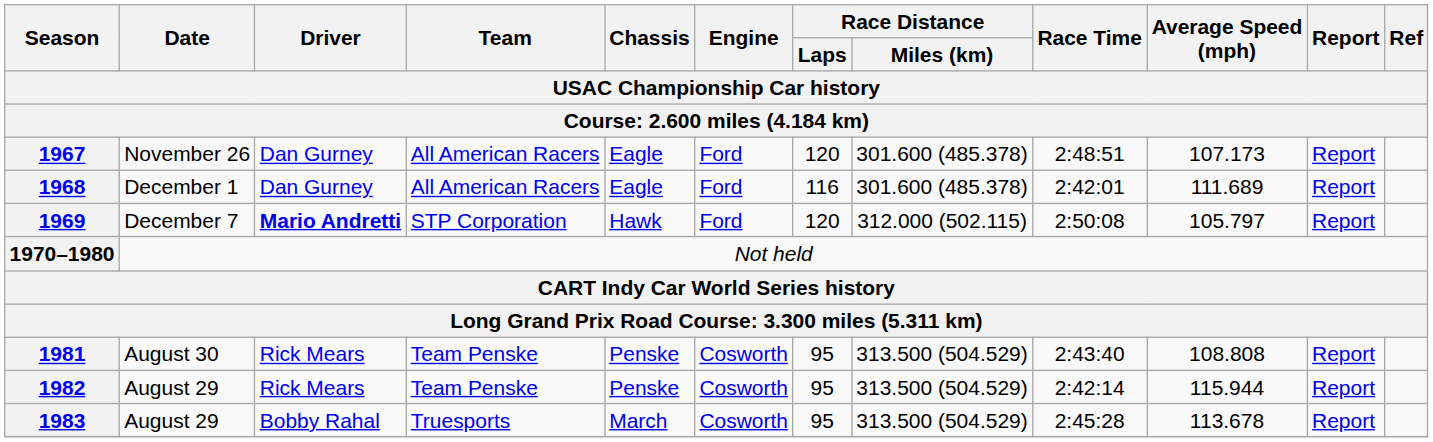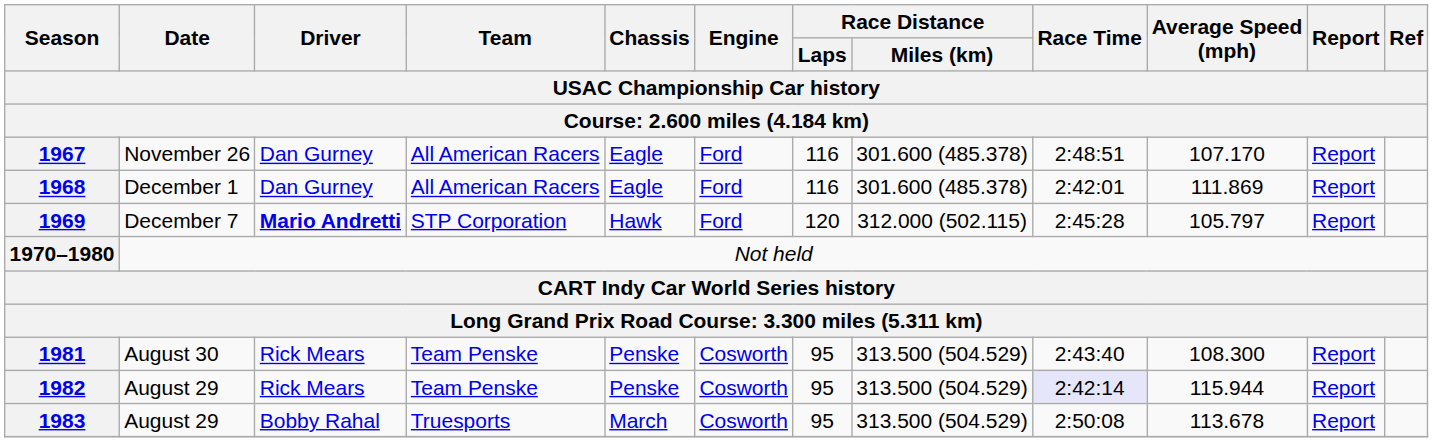(822, 154) 120 -> (822, 154) 116
(1227, 154) 107.173 -> (1227, 154) 107.170
(1227, 188) 111.689 -> (1227, 188) 111.869
(1090, 221) 2:50:08 -> (1090, 221) 2:45:28
(1227, 354) 108.808 -> (1227, 354) 108.300
(1090, 387) no background -> (1090, 387) lavender background
(1090, 420) 2:45:28 -> (1090, 420) 2:50:08
